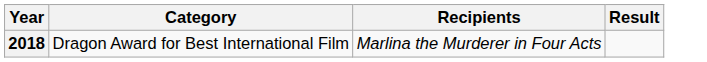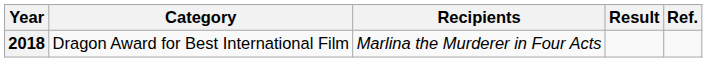+ column: (683, 17)
